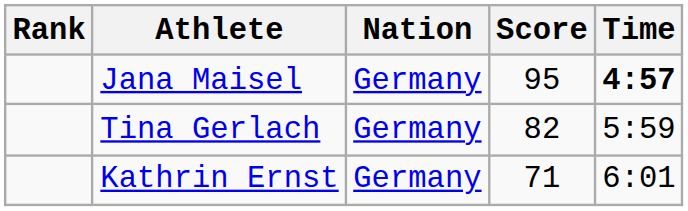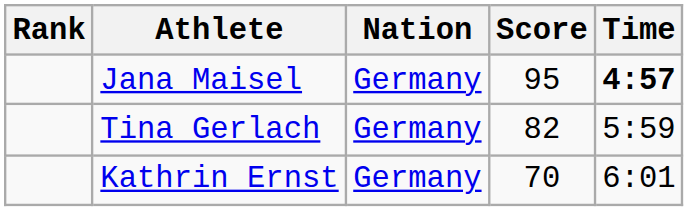(542, 179) 71 -> (542, 179) 70
